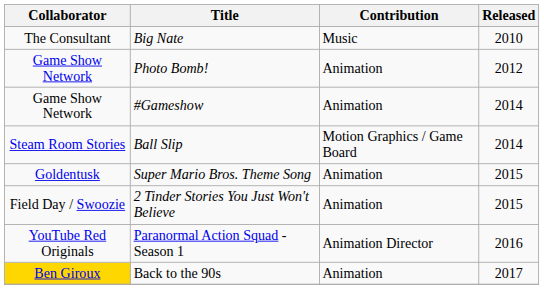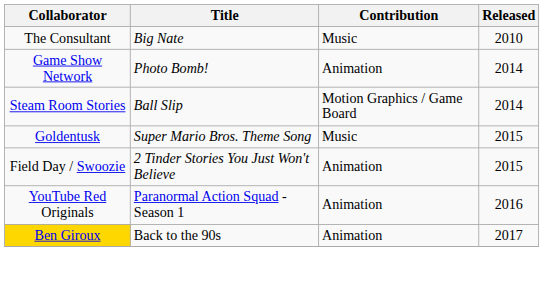(509, 68) 2012 -> (509, 68) 2014
- row: (168, 106)
(353, 174) Animation -> (340, 136) Music
(378, 243) Animation Director -> (352, 205) Animation
